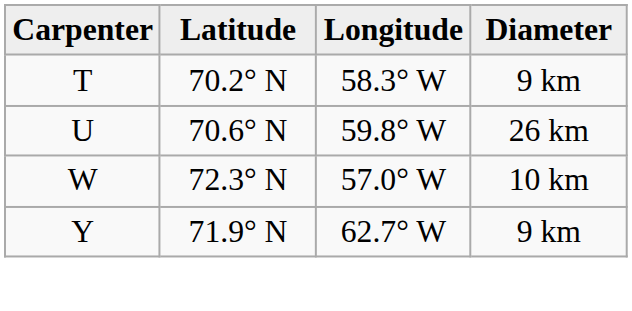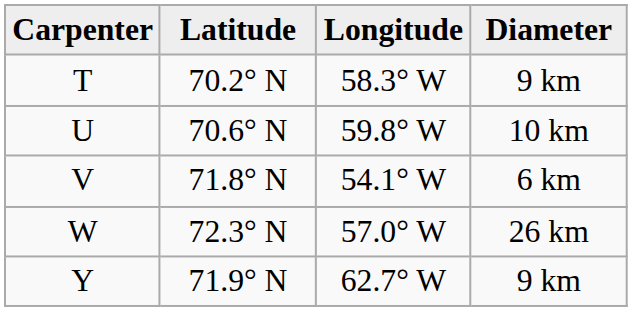(549, 130) 26 km -> (549, 130) 10 km
+ row: (83, 180)
(549, 180) 10 km -> (549, 230) 26 km
